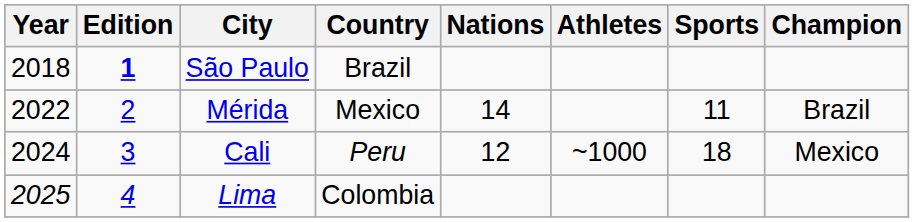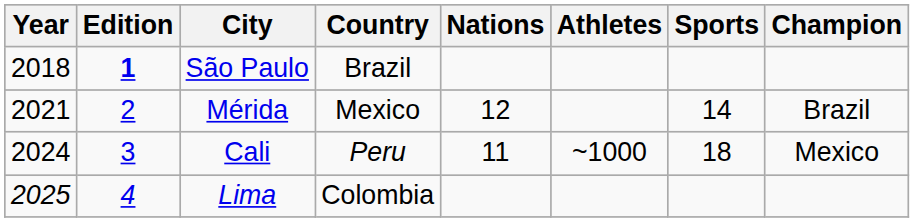(41, 110) 2022 -> (41, 110) 2021
(495, 110) 14 -> (495, 110) 12
(717, 110) 11 -> (717, 110) 14
(495, 152) 12 -> (495, 152) 11
